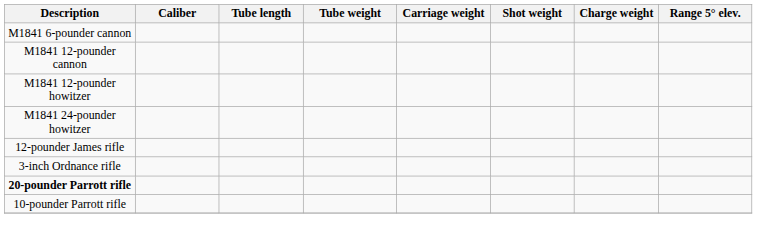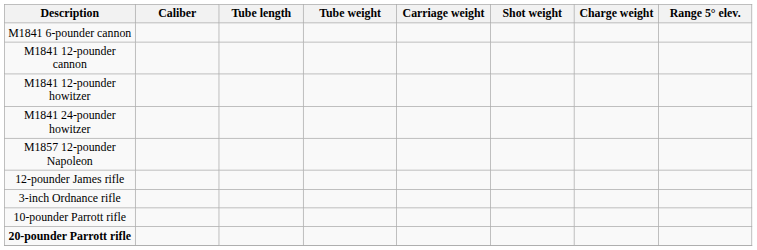+ row: (70, 154)
rows swapped: (70, 204) <-> (70, 185)
